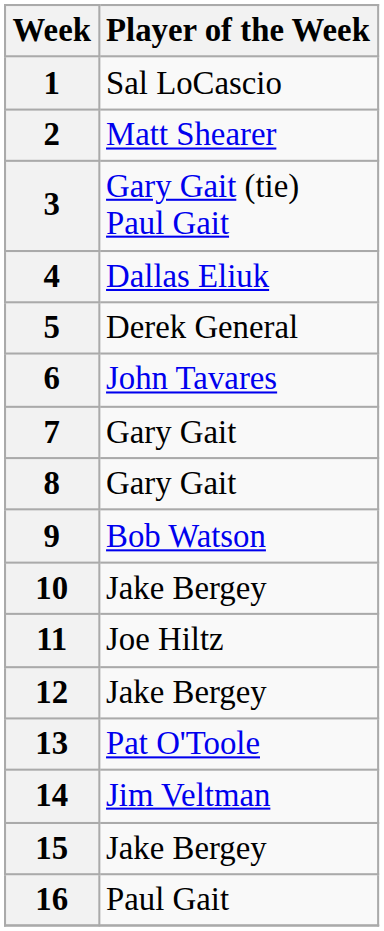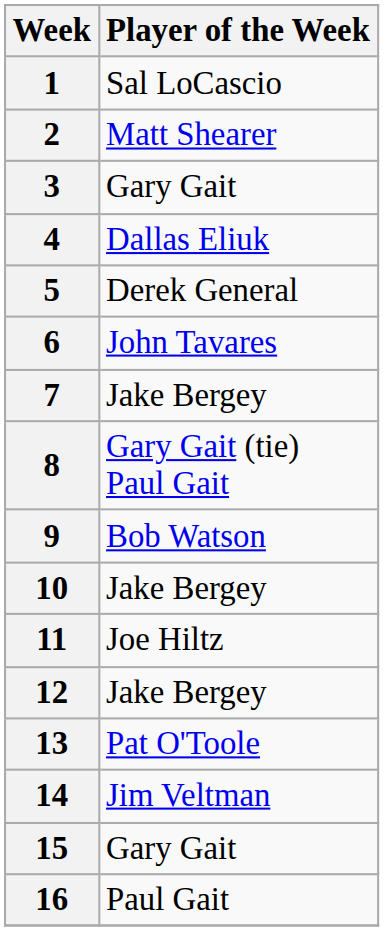(203, 205) Gary Gait (tie) Paul Gait -> (171, 186) Gary Gait
(171, 431) Gary Gait -> (186, 394) Jake Bergey
(171, 483) Gary Gait -> (203, 465) Gary Gait (tie) Paul Gait
(186, 847) Jake Bergey -> (171, 847) Gary Gait
